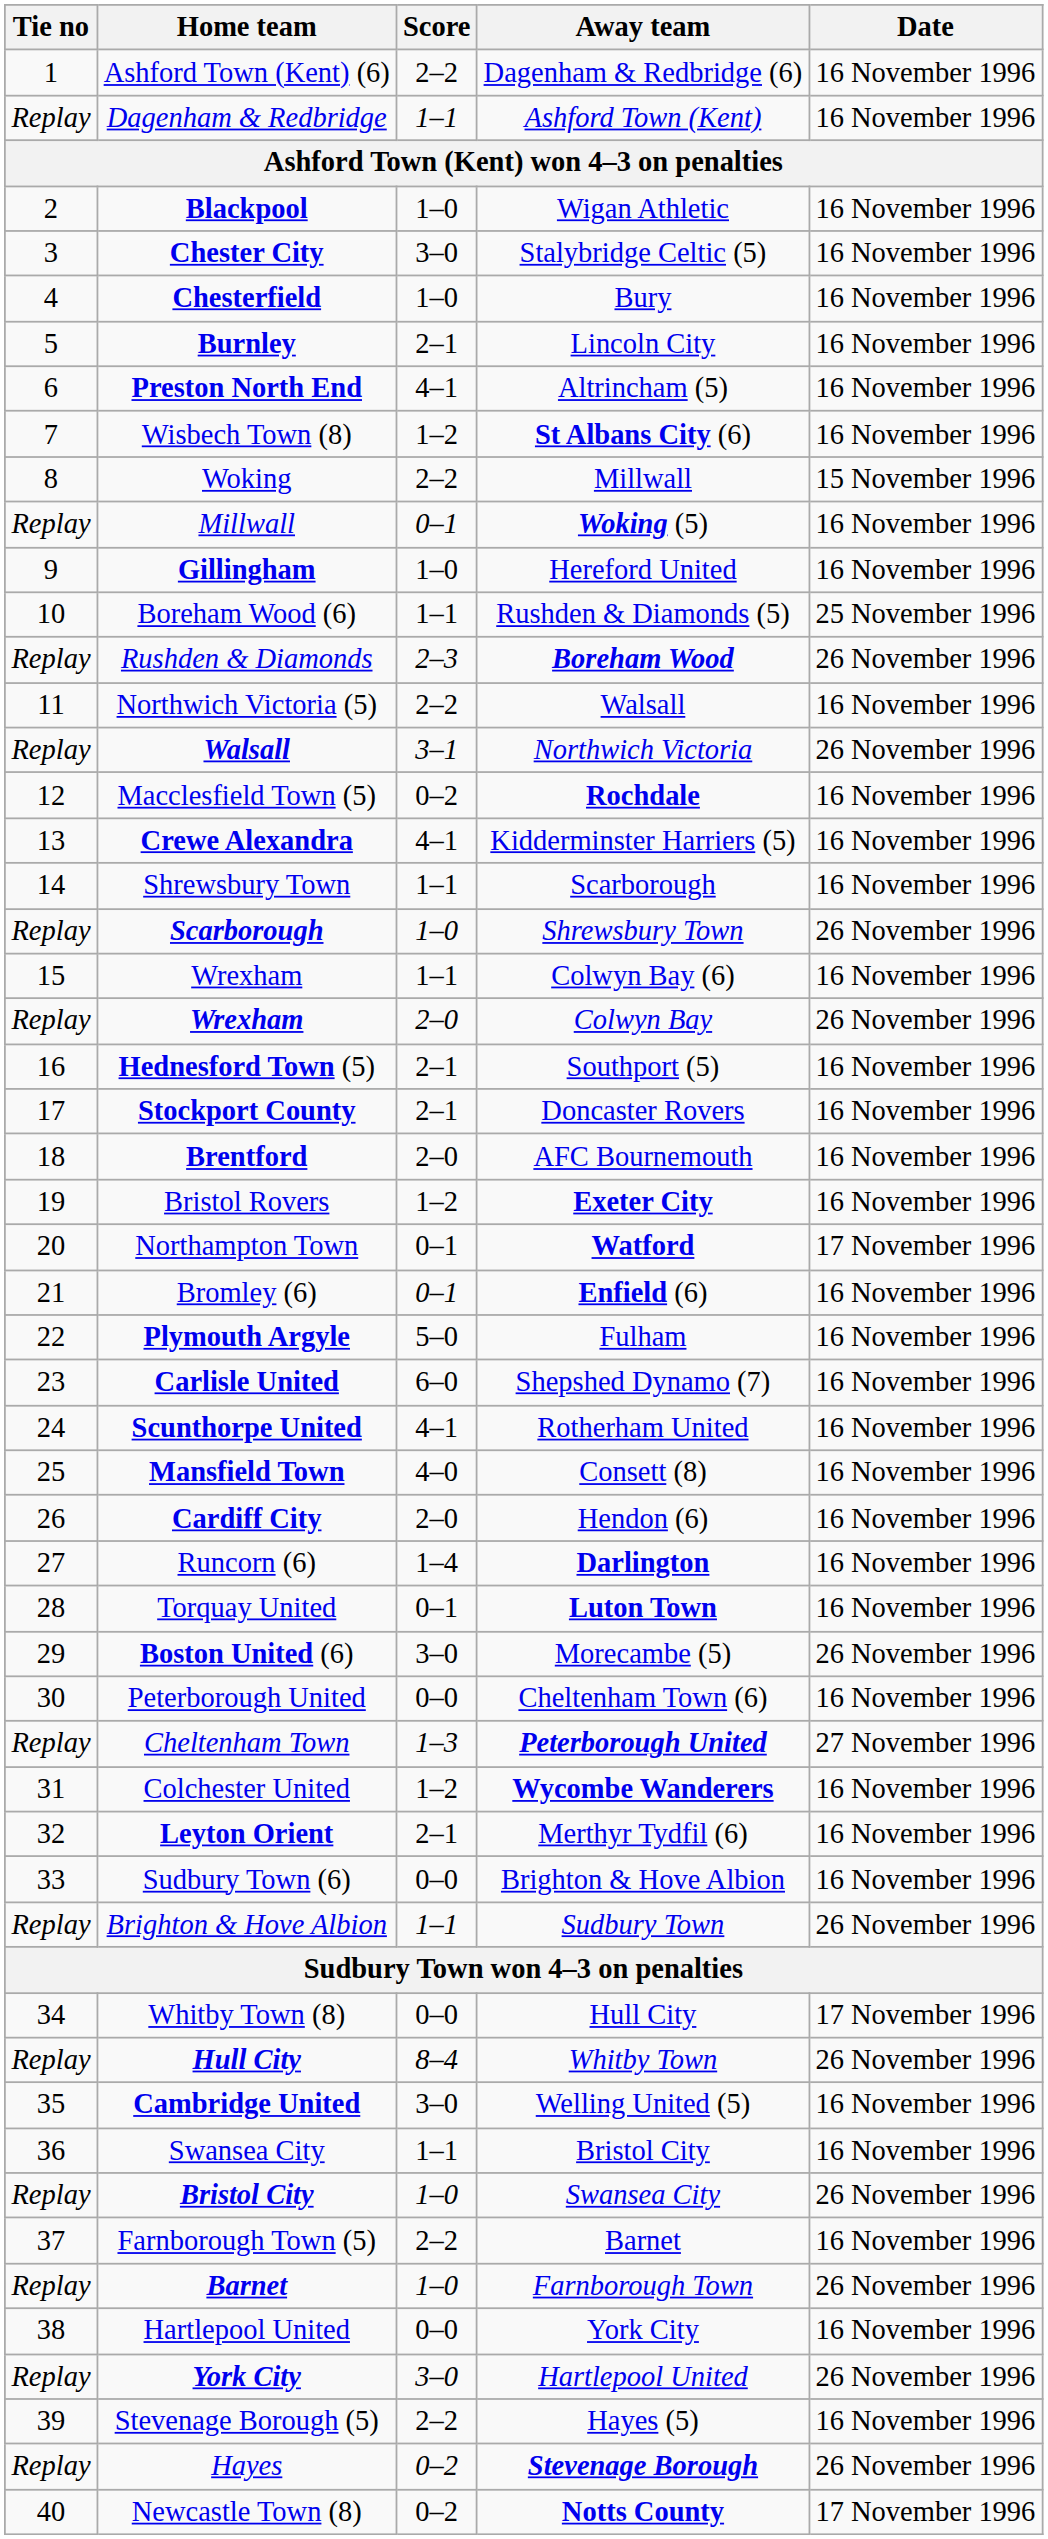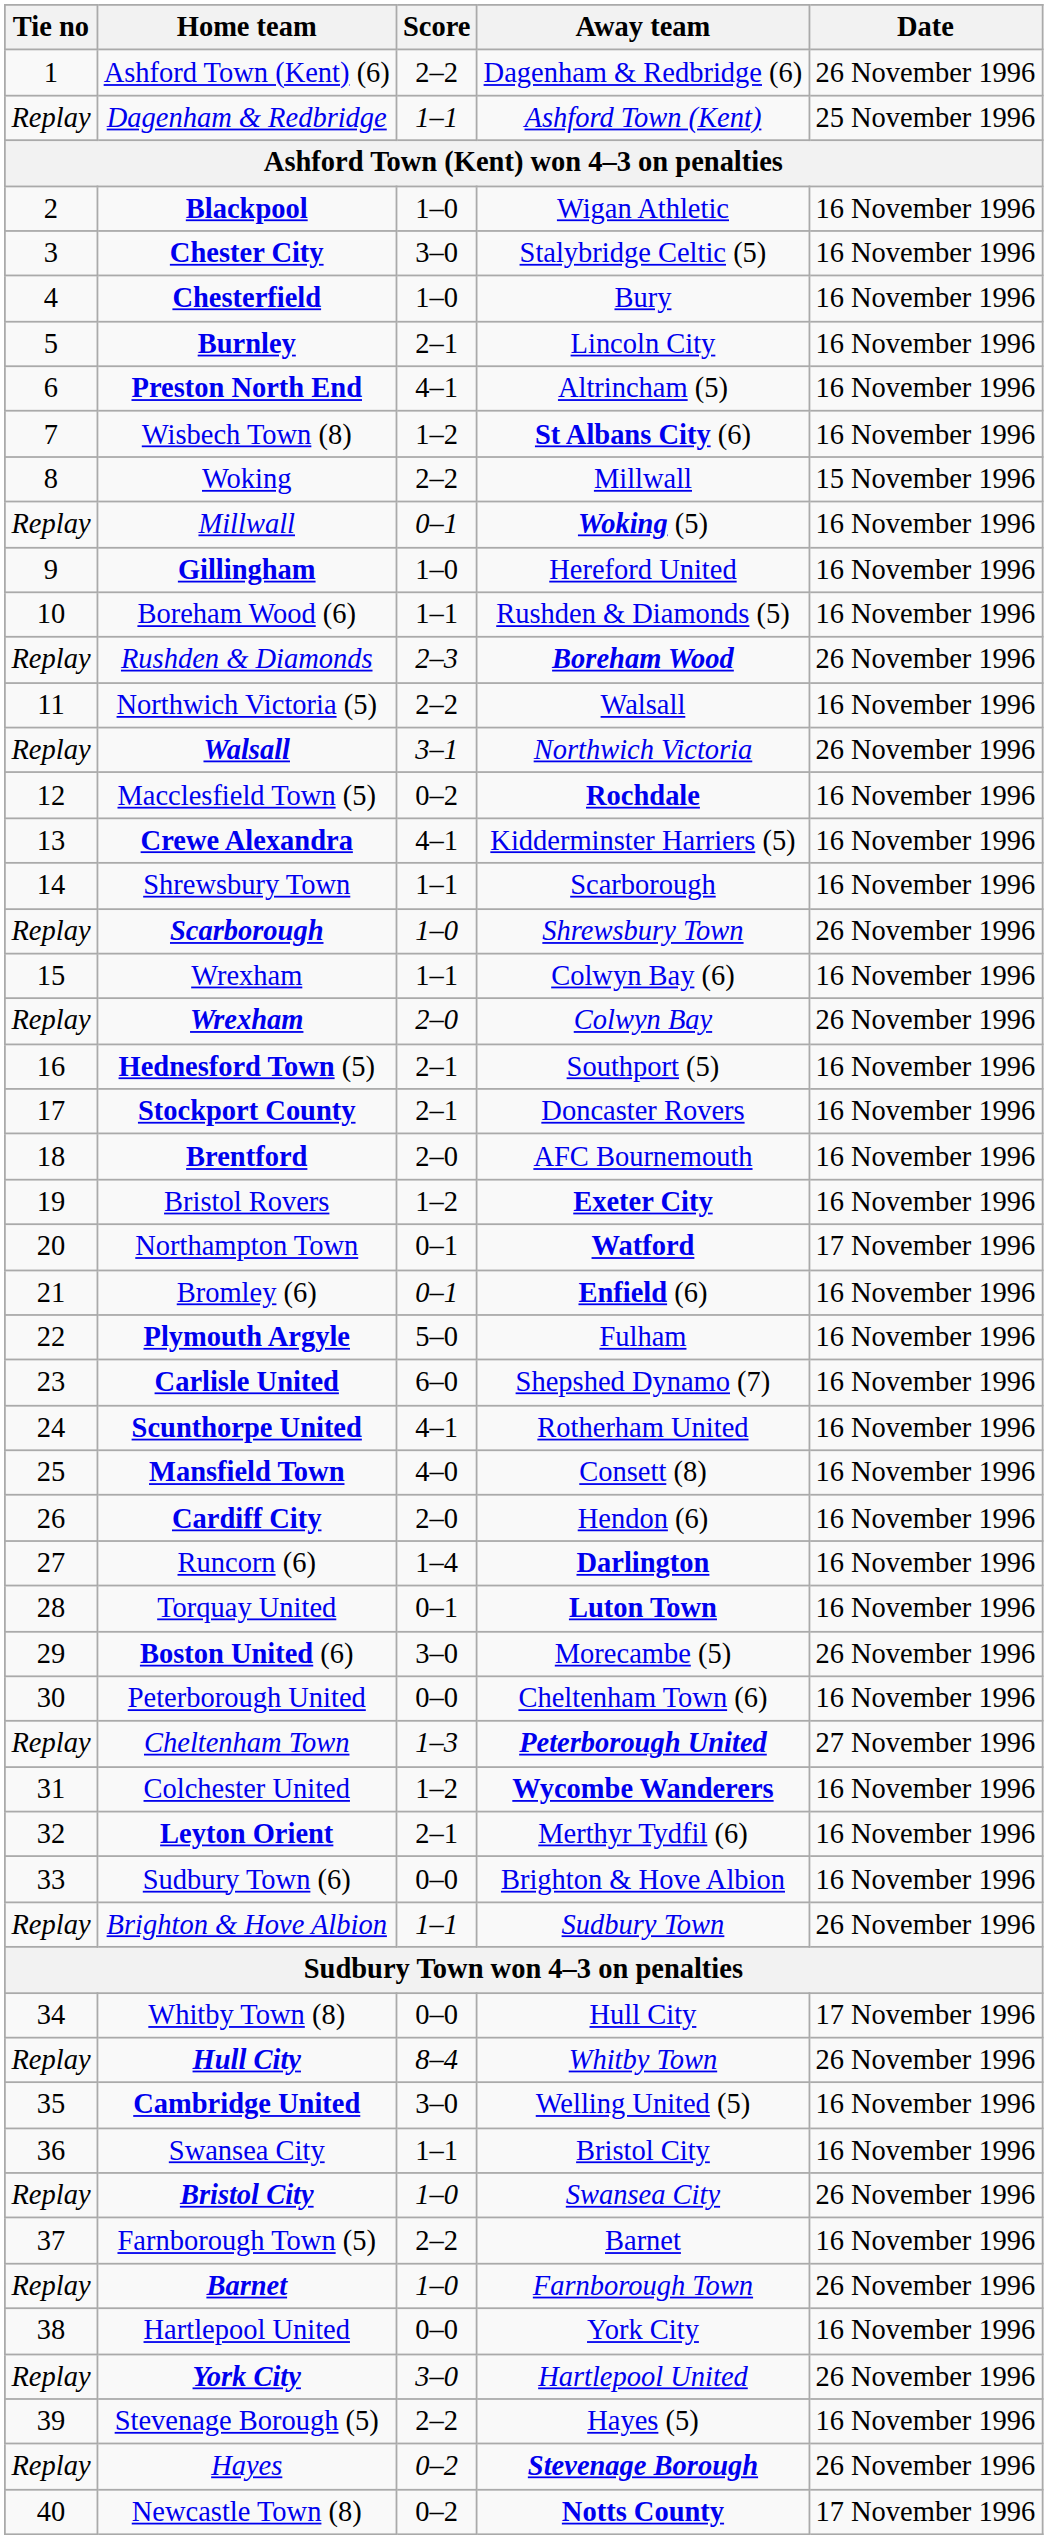(925, 72) 16 November 1996 -> (925, 72) 26 November 1996
(925, 117) 16 November 1996 -> (925, 117) 25 November 1996
(925, 614) 25 November 1996 -> (925, 614) 16 November 1996
